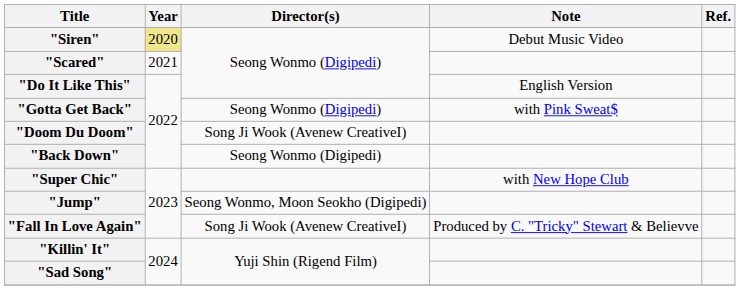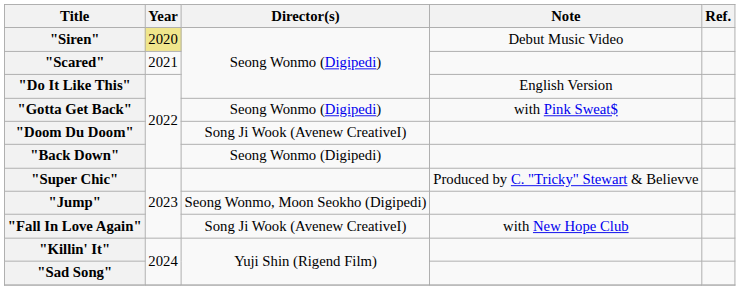(566, 179) with New Hope Club -> (566, 179) Produced by C. "Tricky" Stewart & Believve
(566, 226) Produced by C. "Tricky" Stewart & Believve -> (566, 226) with New Hope Club
